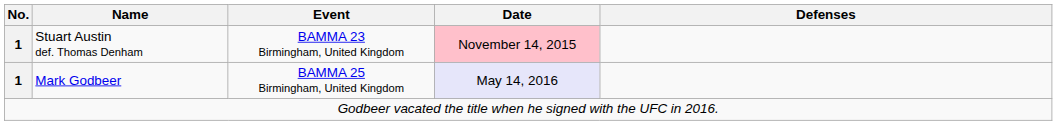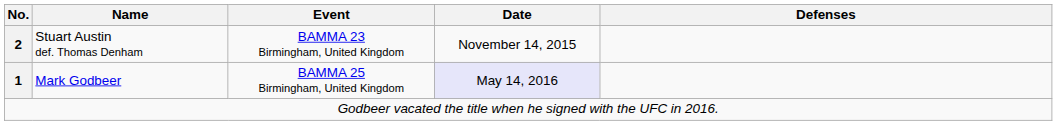(18, 44) 1 -> (18, 44) 2
(517, 44) pink background -> (517, 44) no background
